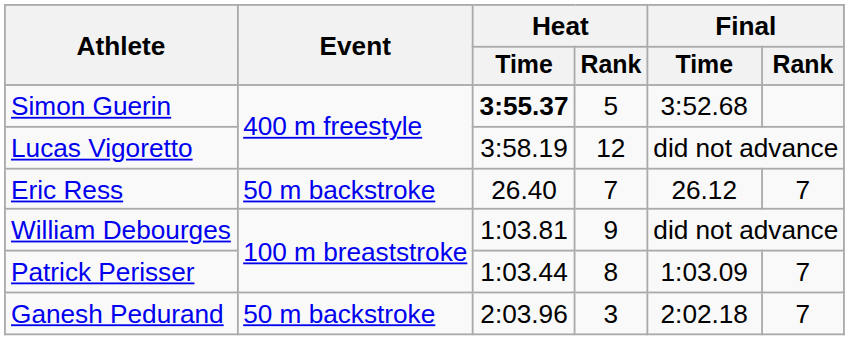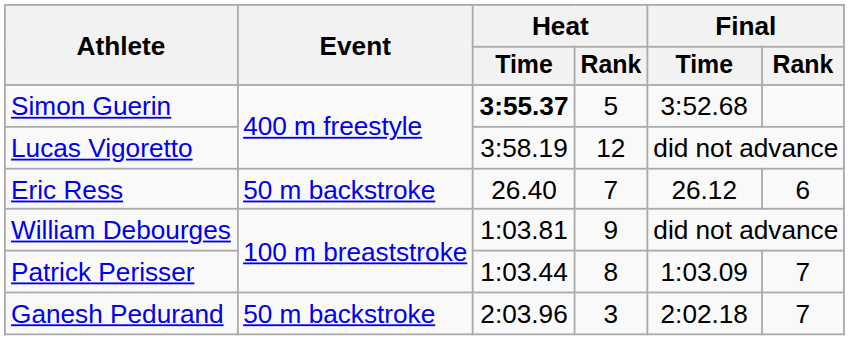(803, 189) 7 -> (803, 189) 6
